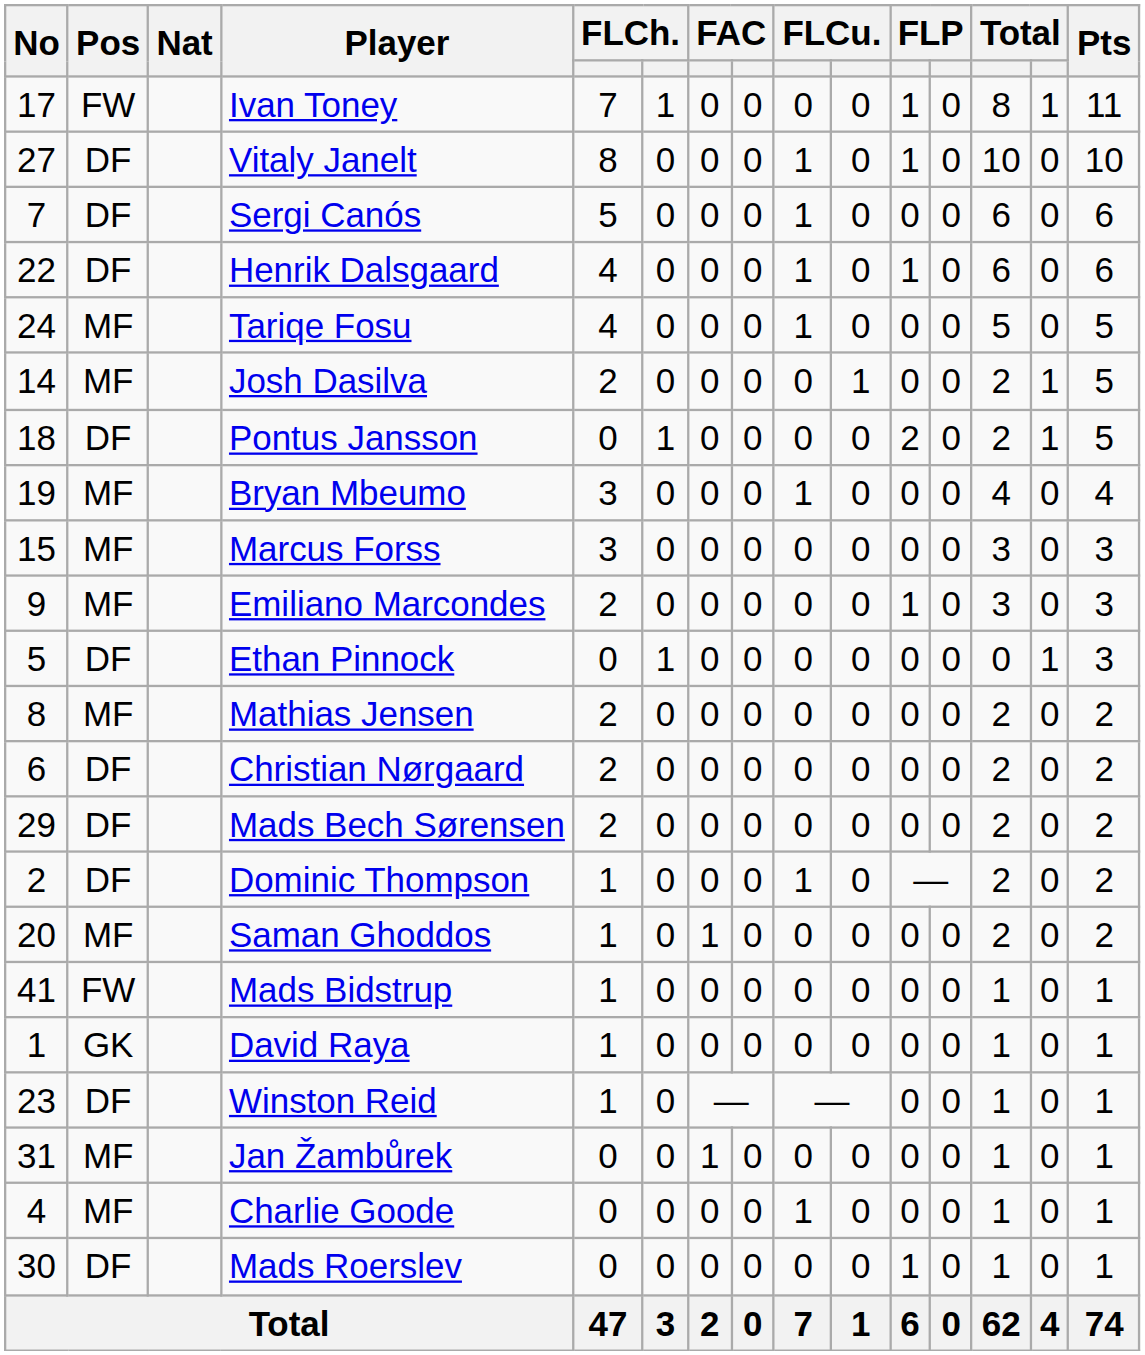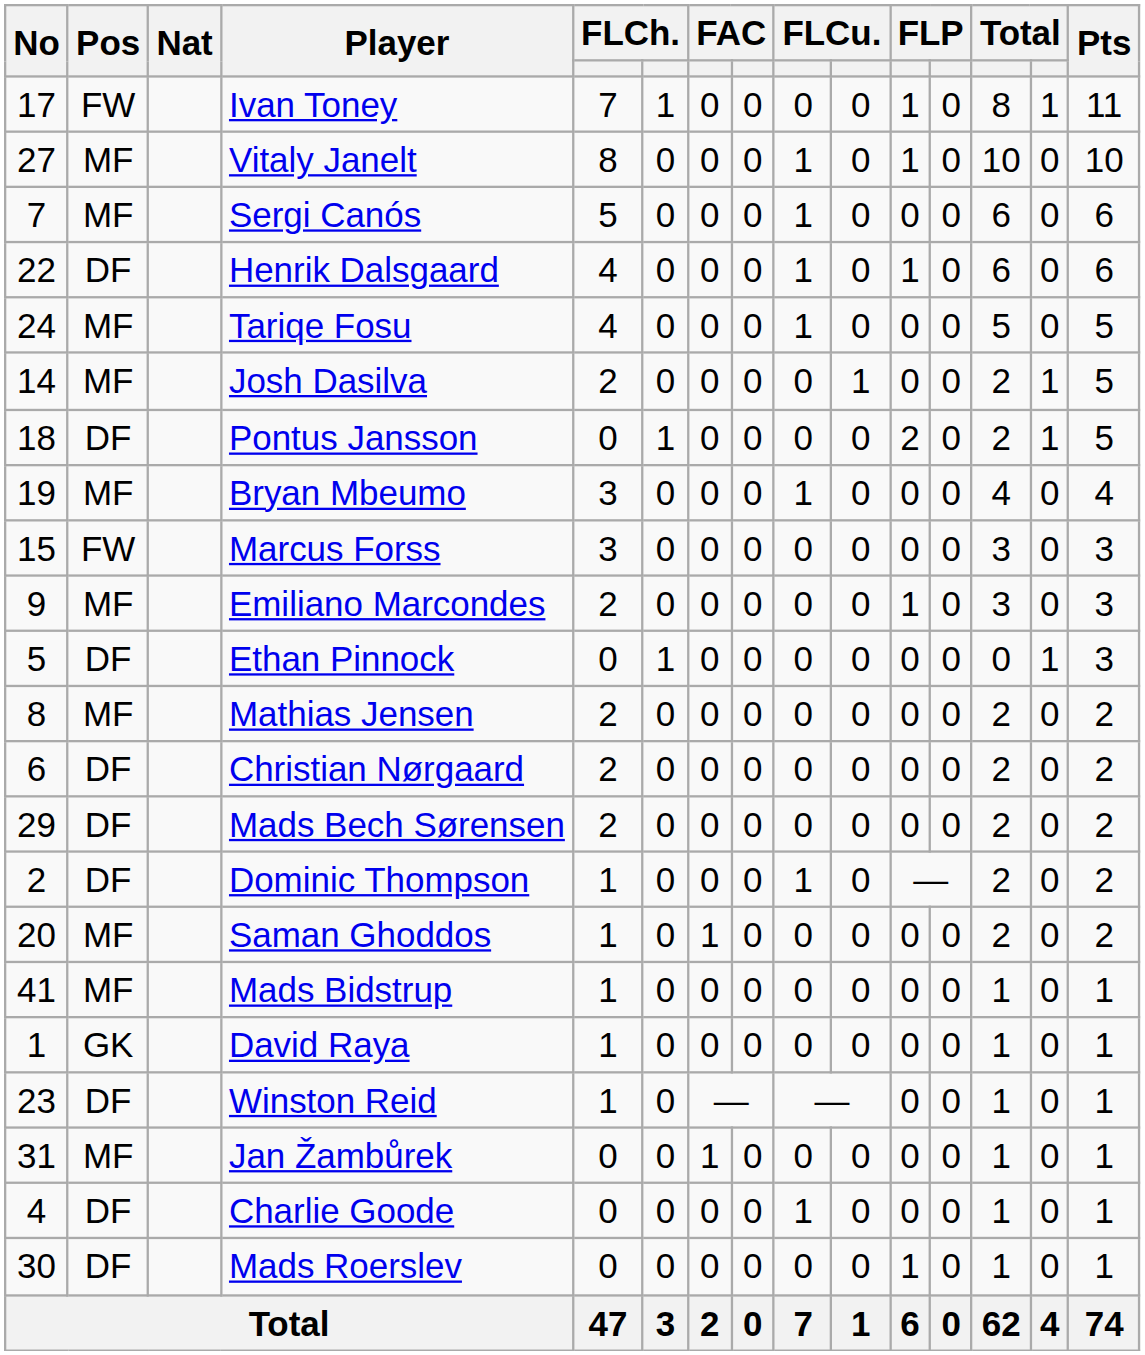(108, 160) DF -> (108, 160) MF
(108, 215) DF -> (108, 215) MF
(108, 547) MF -> (108, 547) FW
(108, 990) FW -> (108, 990) MF
(108, 1211) MF -> (108, 1211) DF
